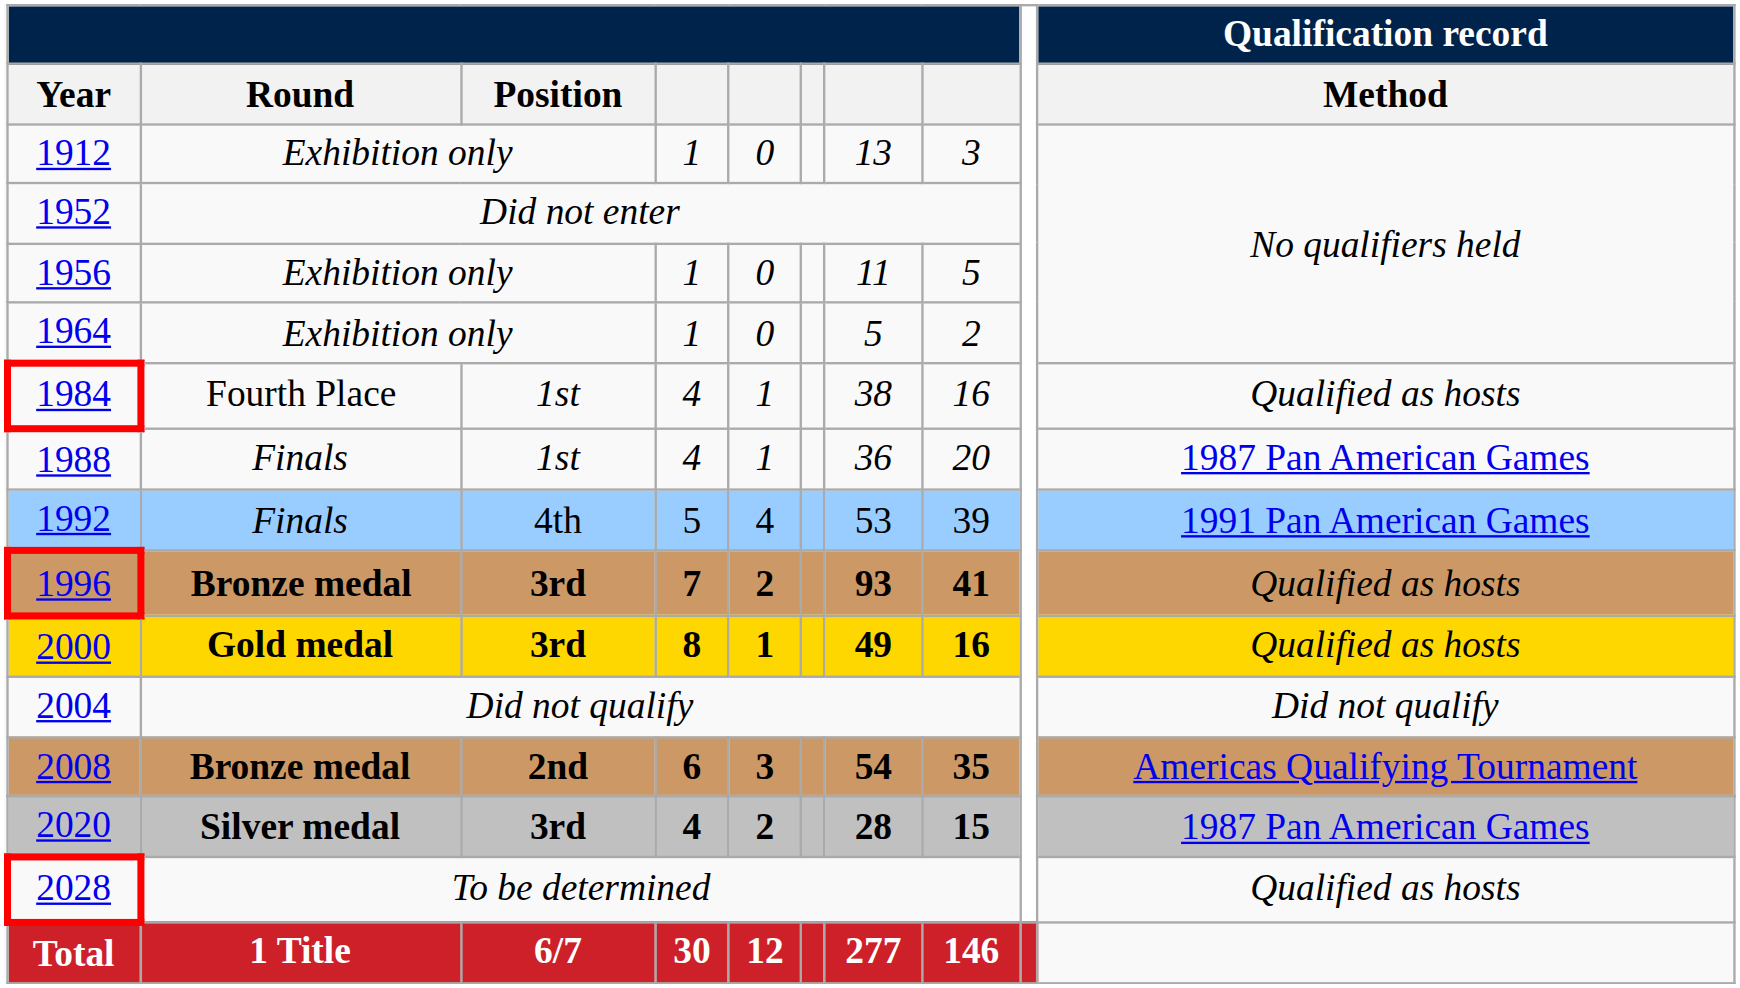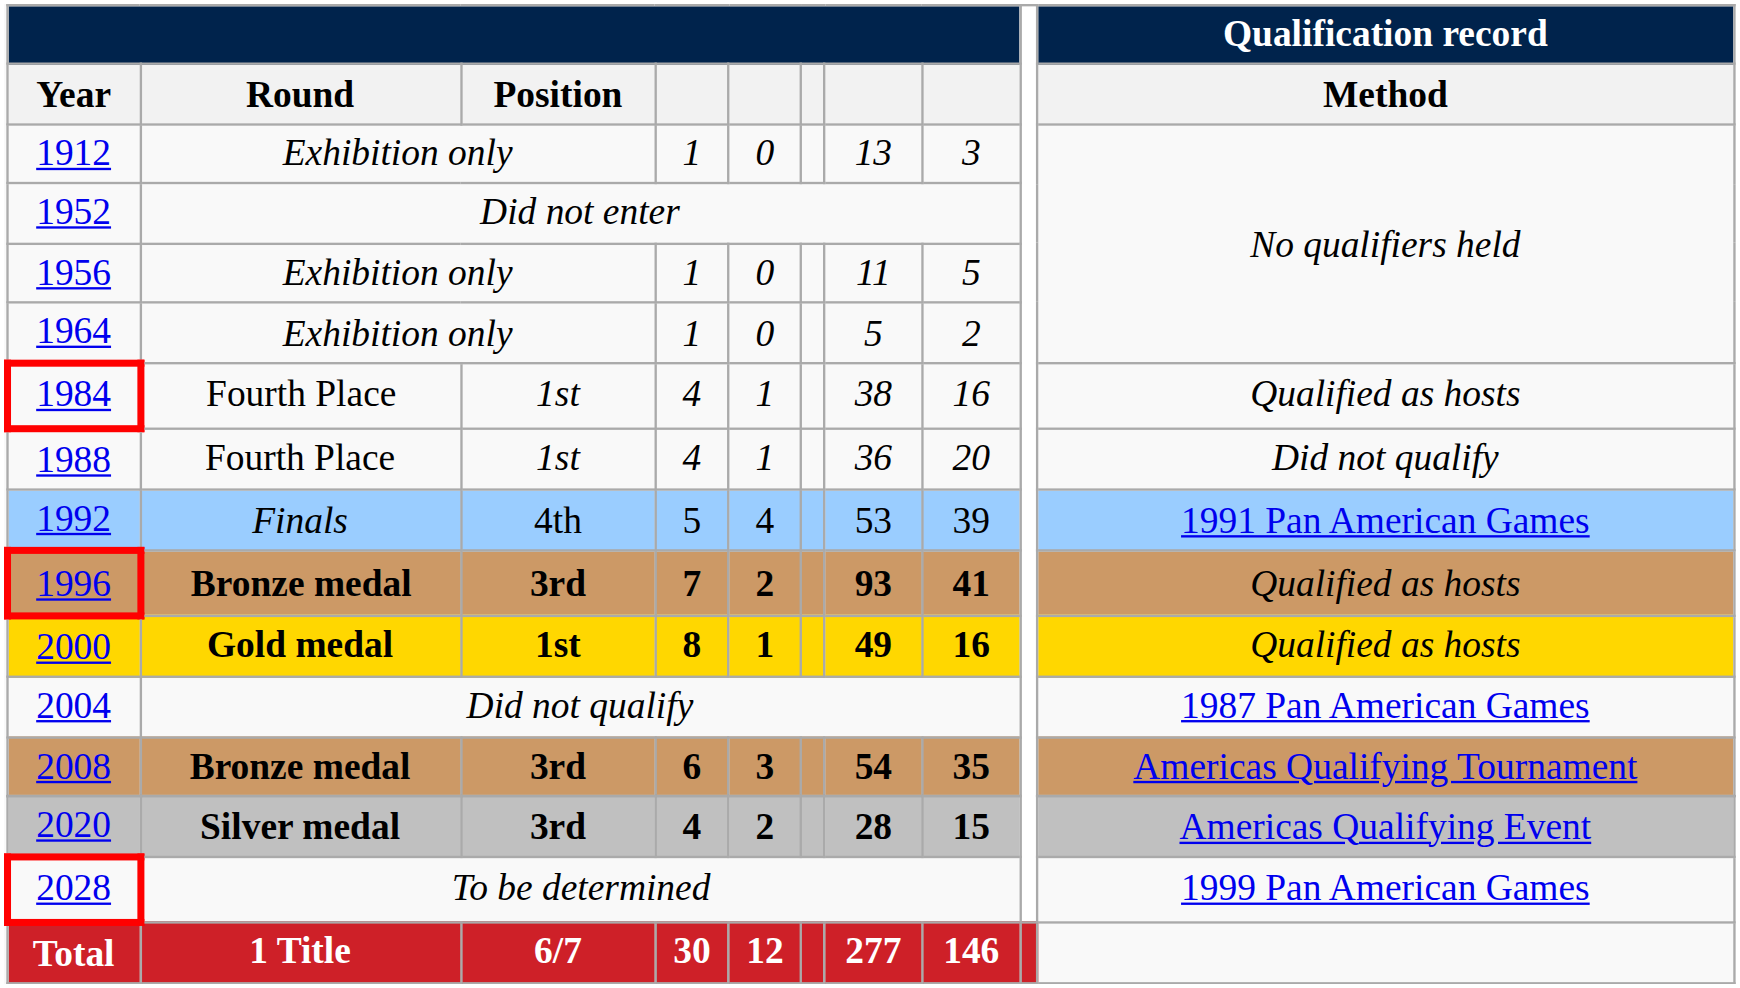(300, 458) Finals -> (300, 458) Fourth Place
(1385, 458) 1987 Pan American Games -> (1385, 458) Did not qualify
(558, 645) 3rd -> (558, 645) 1st
(1385, 706) Did not qualify -> (1385, 706) 1987 Pan American Games
(558, 765) 2nd -> (558, 765) 3rd
(1385, 825) 1987 Pan American Games -> (1385, 825) Americas Qualifying Event
(1385, 888) Qualified as hosts -> (1385, 888) 1999 Pan American Games
